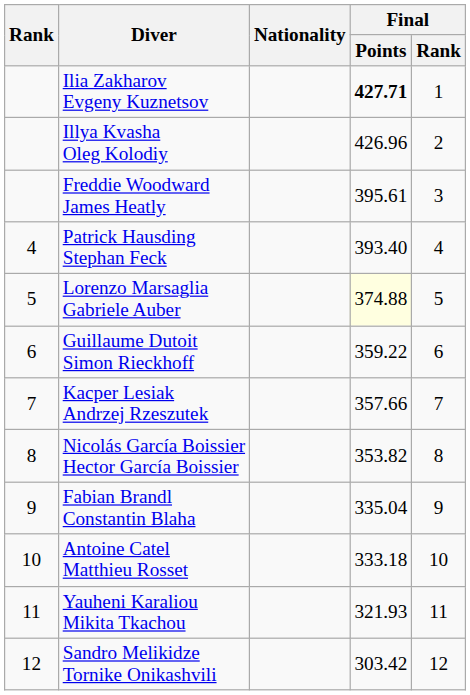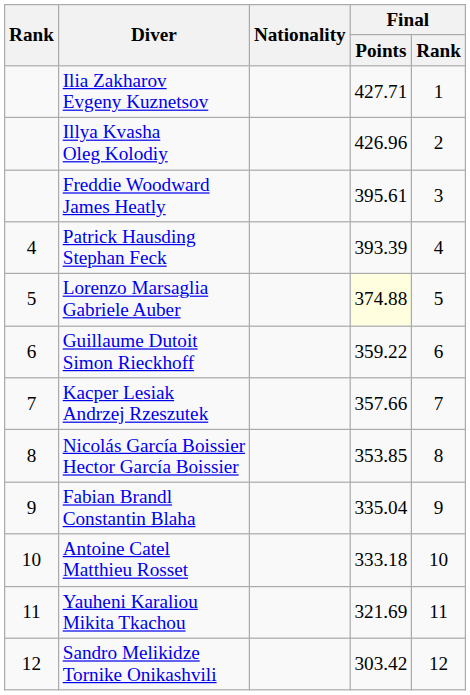(381, 91) bold -> (381, 91) normal
(381, 247) 393.40 -> (381, 247) 393.39
(381, 455) 353.82 -> (381, 455) 353.85
(381, 611) 321.93 -> (381, 611) 321.69
